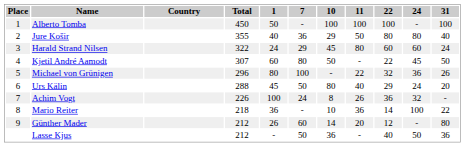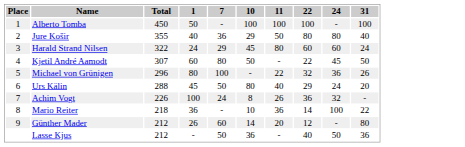- column: (184, 11)
